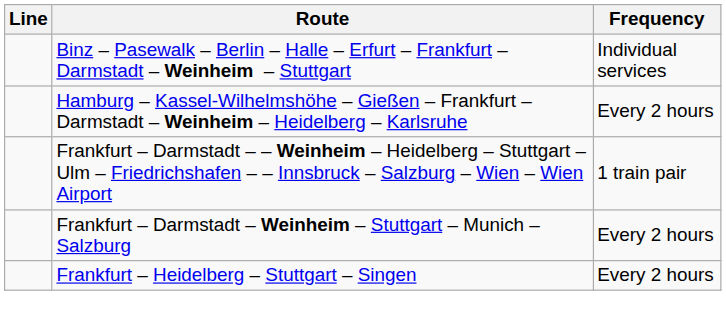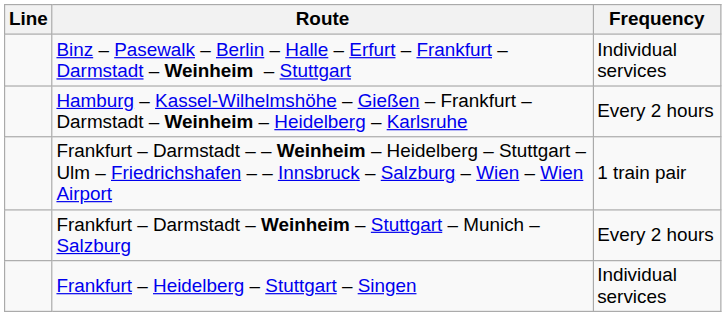(655, 275) Every 2 hours -> (637, 286) Individual services
